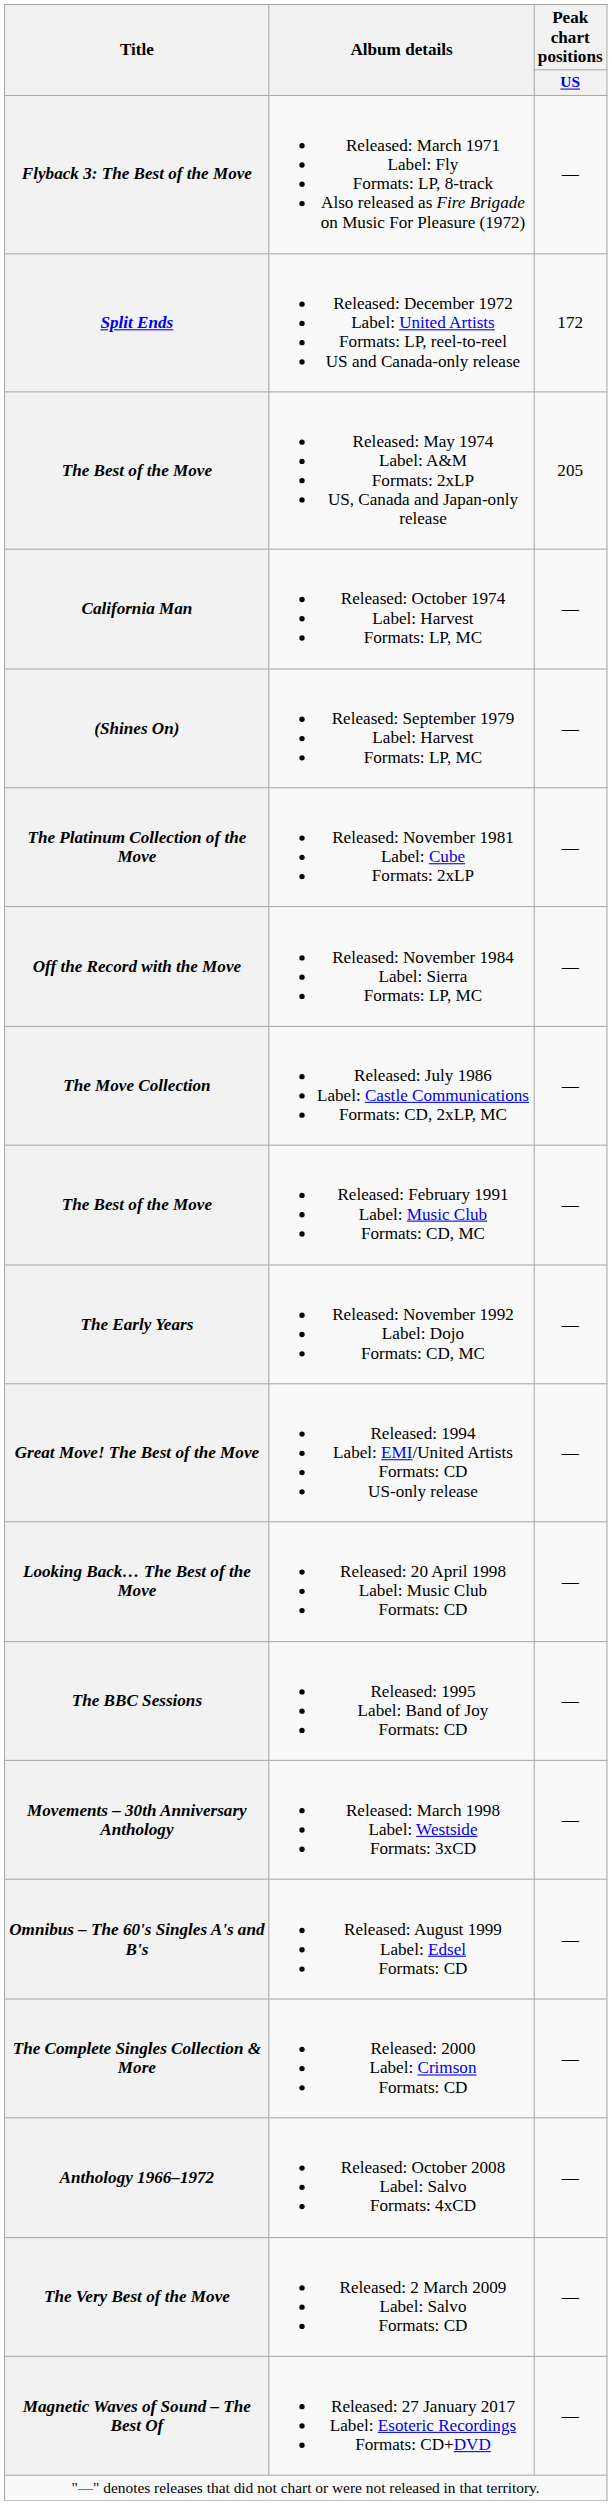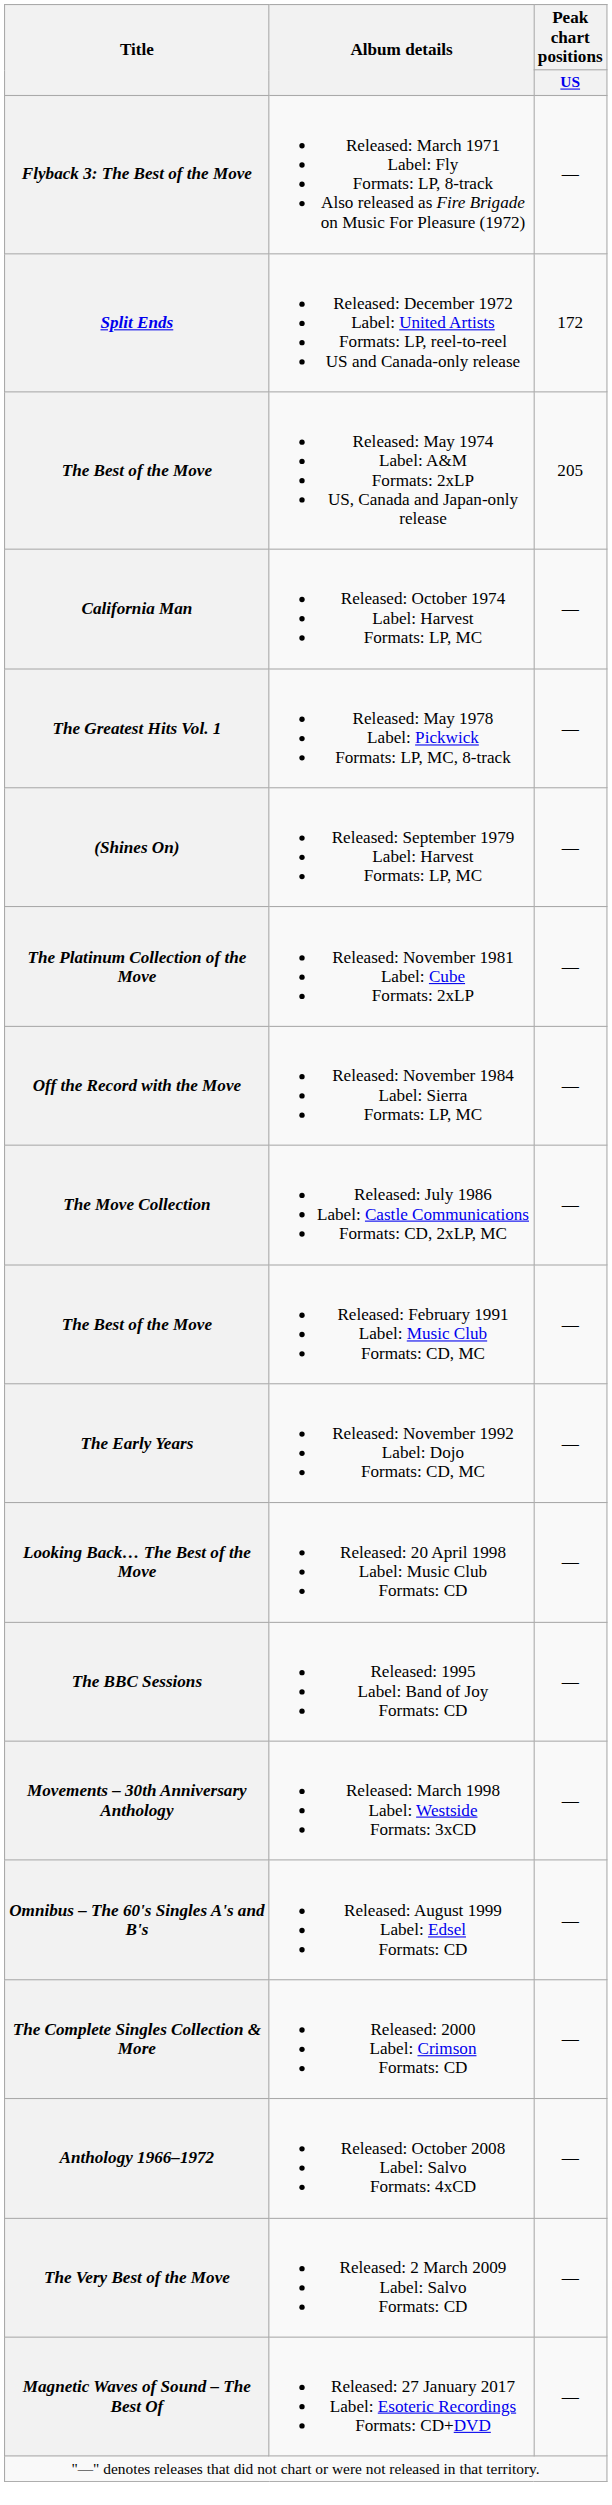+ row: (137, 728)
- row: (137, 1452)
